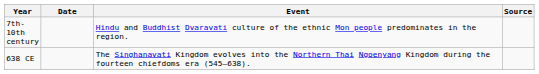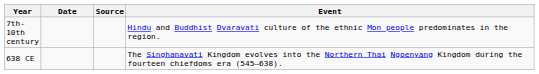columns swapped: (298, 11) <-> (518, 11)
